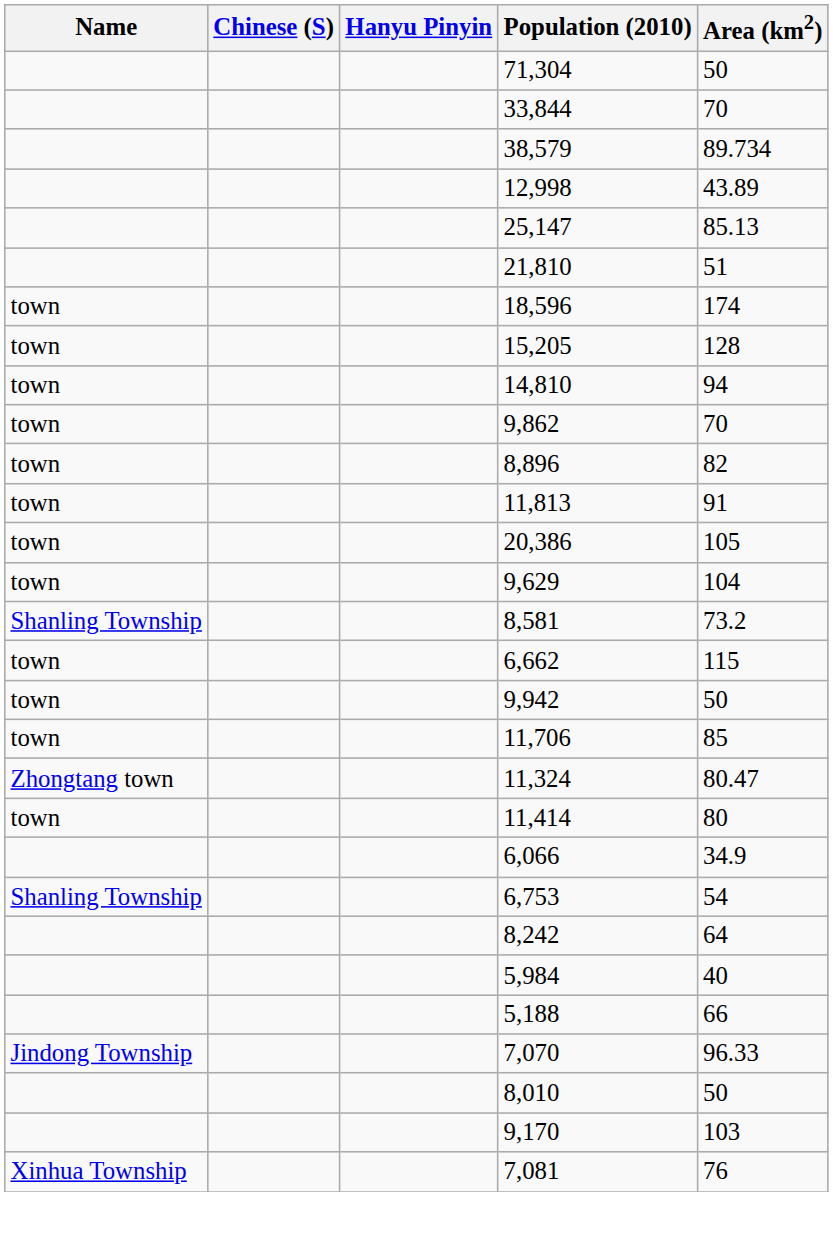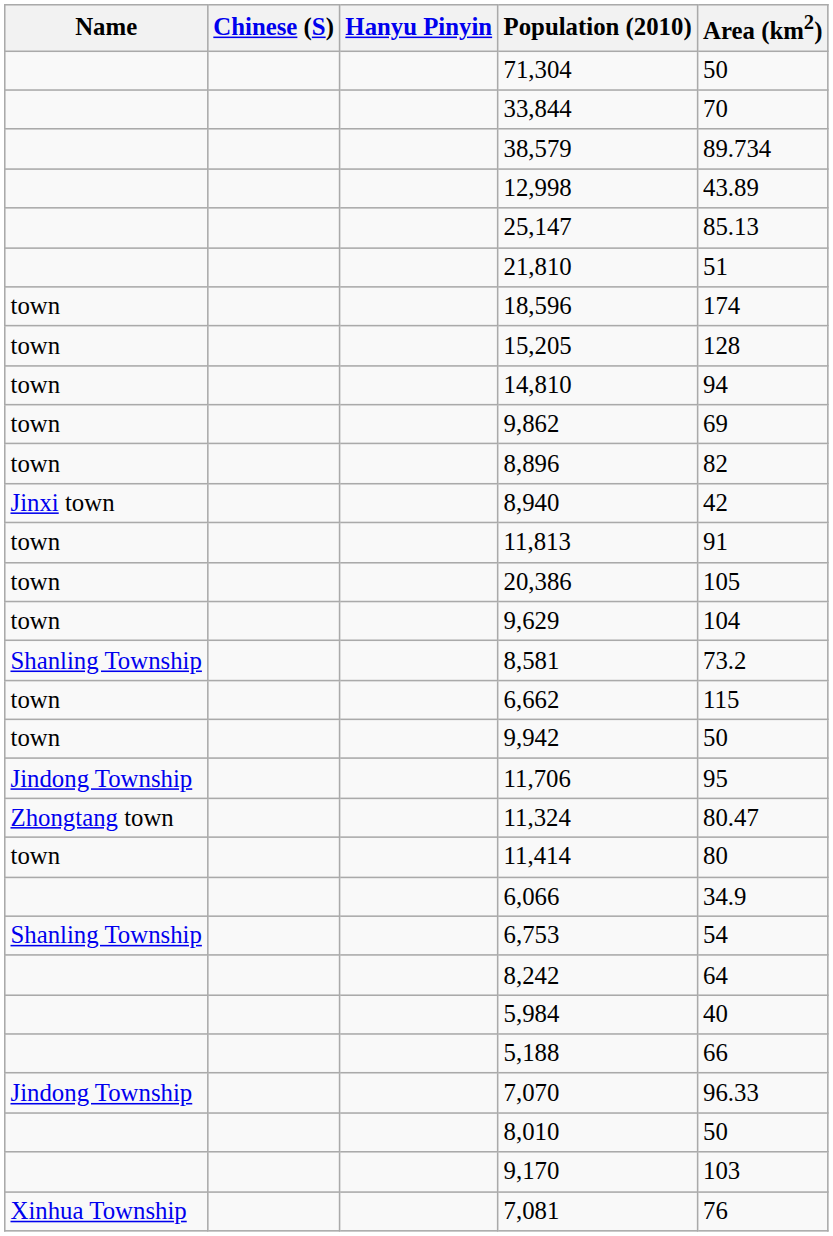(715, 424) 70 -> (715, 424) 69
+ row: (531, 502)
(35, 738) town -> (101, 778) Jindong Township
(715, 738) 85 -> (715, 778) 95
